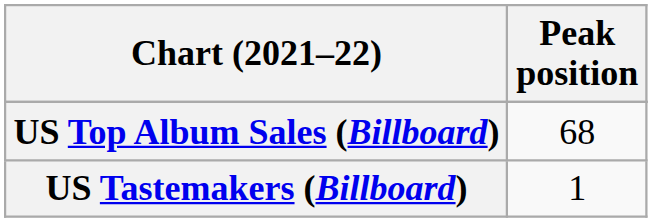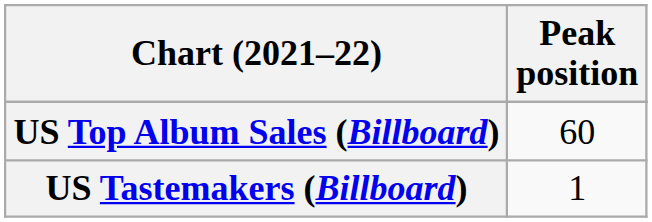(577, 130) 68 -> (577, 130) 60
